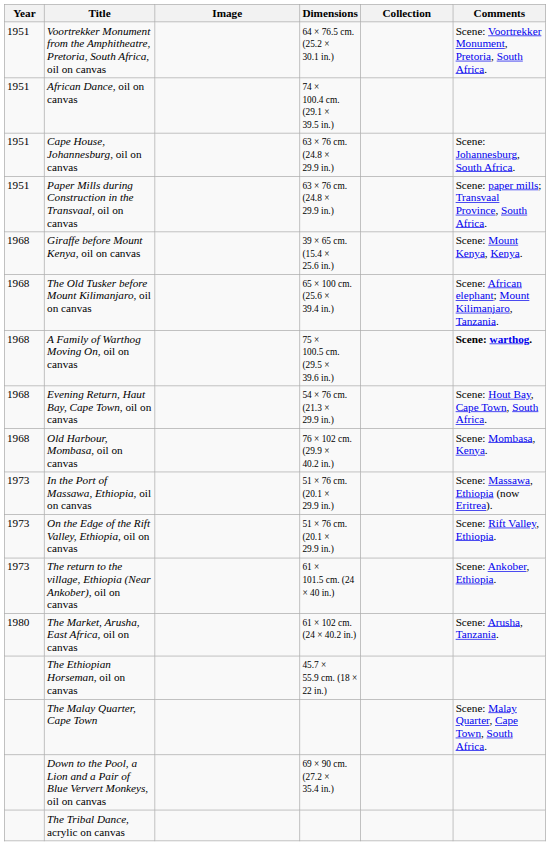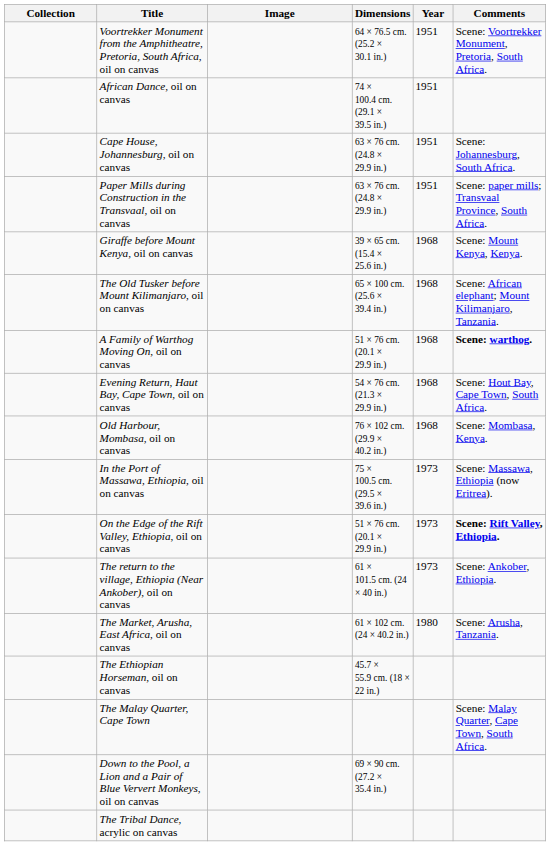columns swapped: (24, 13) <-> (407, 13)
(321, 358) 75 × 100.5 cm. (29.5 × 39.6 in.) -> (377, 352) 51 × 76 cm. (20.1 × 29.9 in.)
(325, 494) 51 × 76 cm. (20.1 × 29.9 in.) -> (373, 487) 75 × 100.5 cm. (29.5 × 39.6 in.)
(497, 530) normal -> (499, 530) bold
